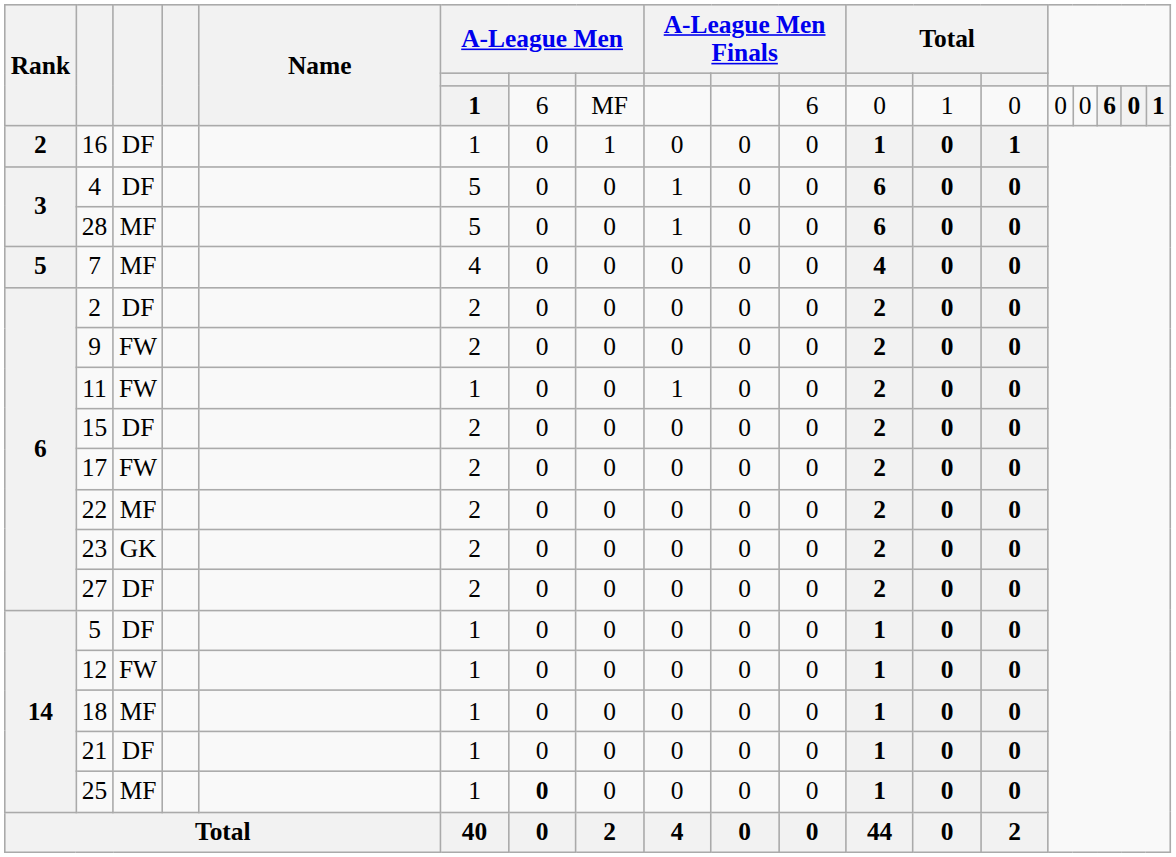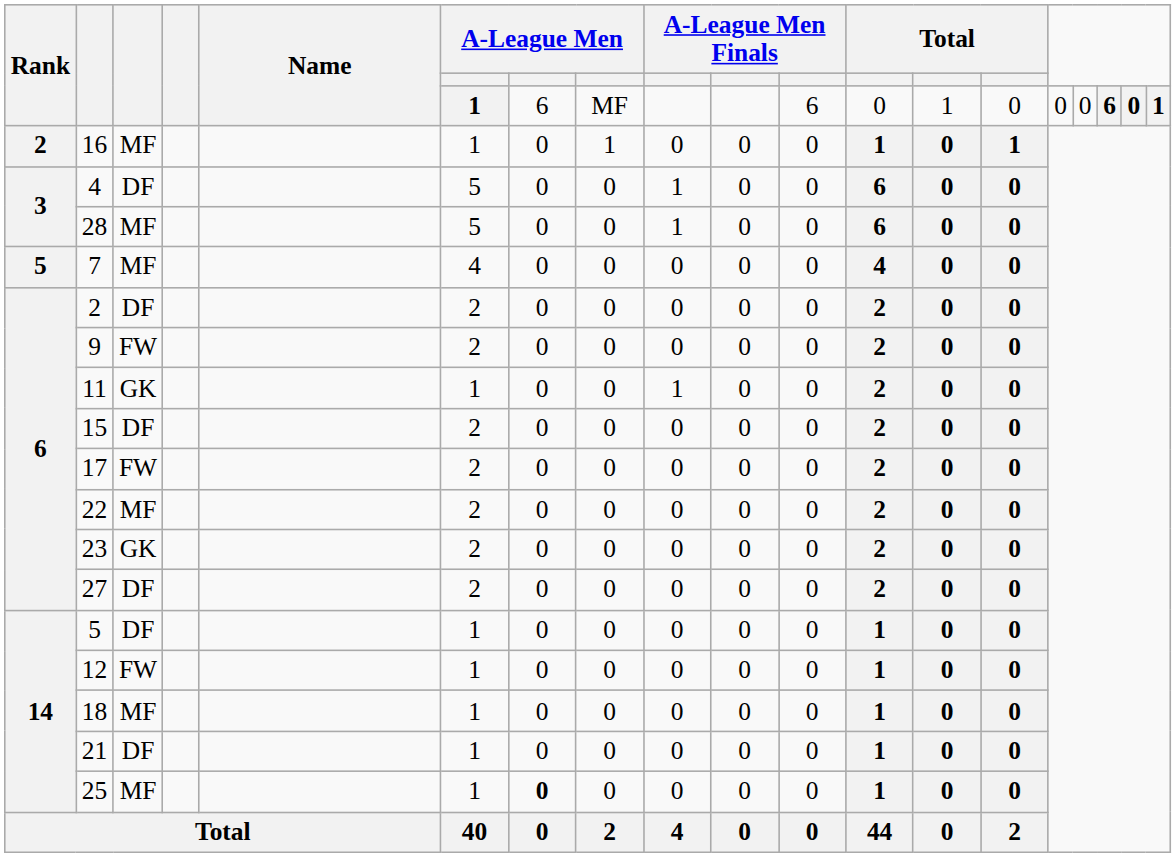(138, 145) DF -> (138, 145) MF
(138, 387) FW -> (138, 387) GK
